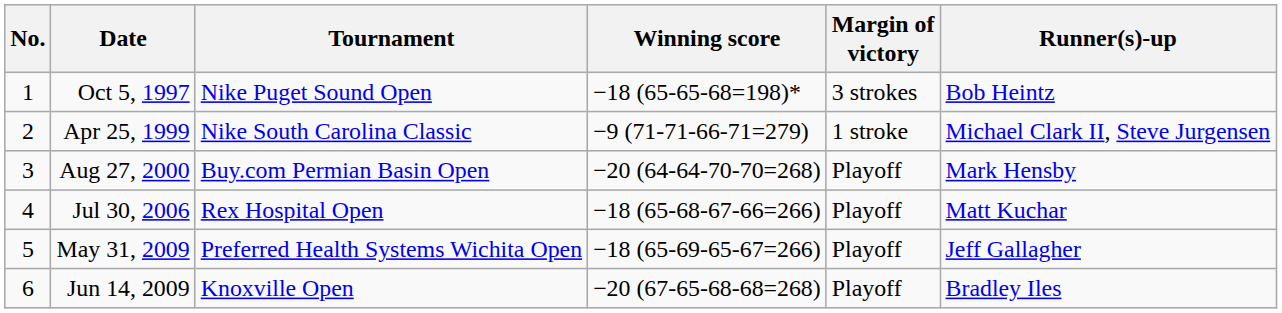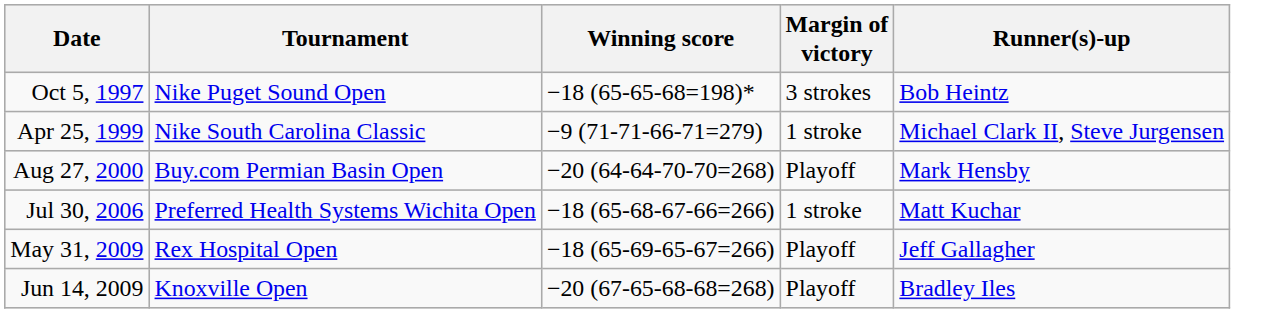- column: (28, 38)
(292, 210) Rex Hospital Open -> (345, 210) Preferred Health Systems Wichita Open
(867, 210) Playoff -> (824, 210) 1 stroke
(391, 249) Preferred Health Systems Wichita Open -> (246, 249) Rex Hospital Open
